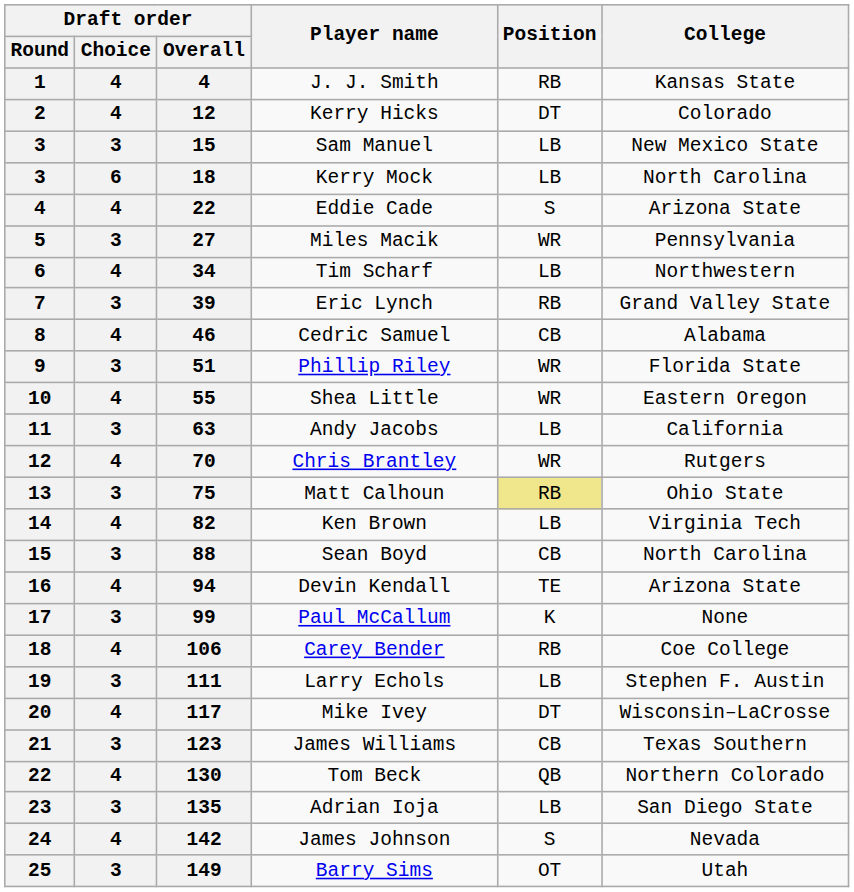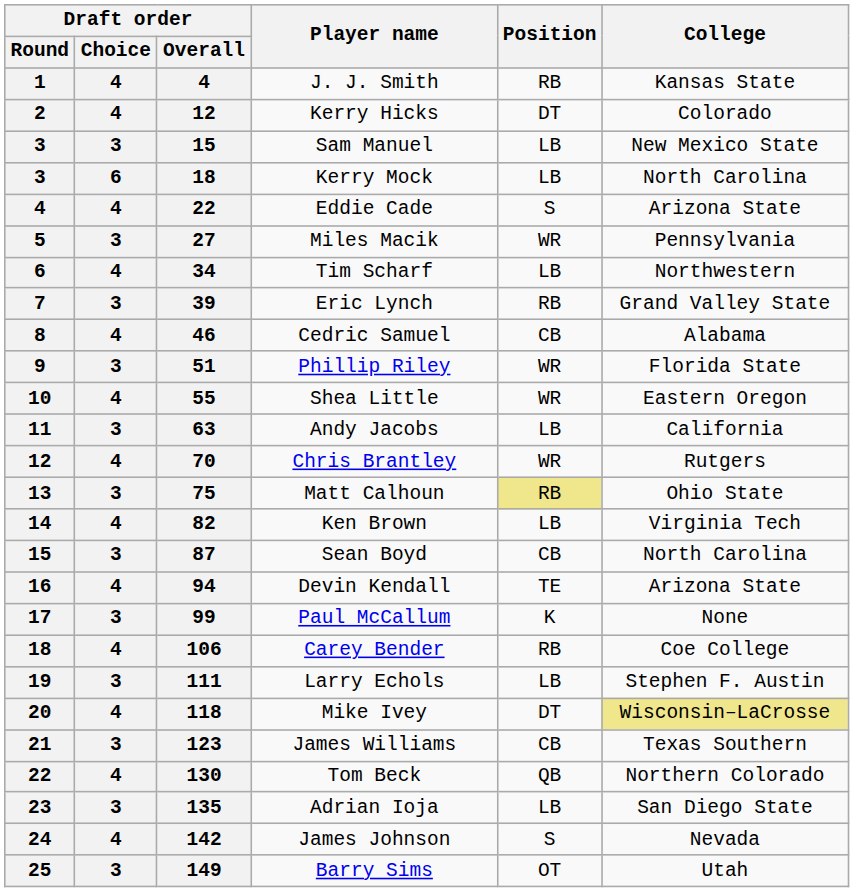(204, 556) 88 -> (204, 556) 87
(204, 714) 117 -> (204, 714) 118
(725, 714) no background -> (725, 714) khaki background
